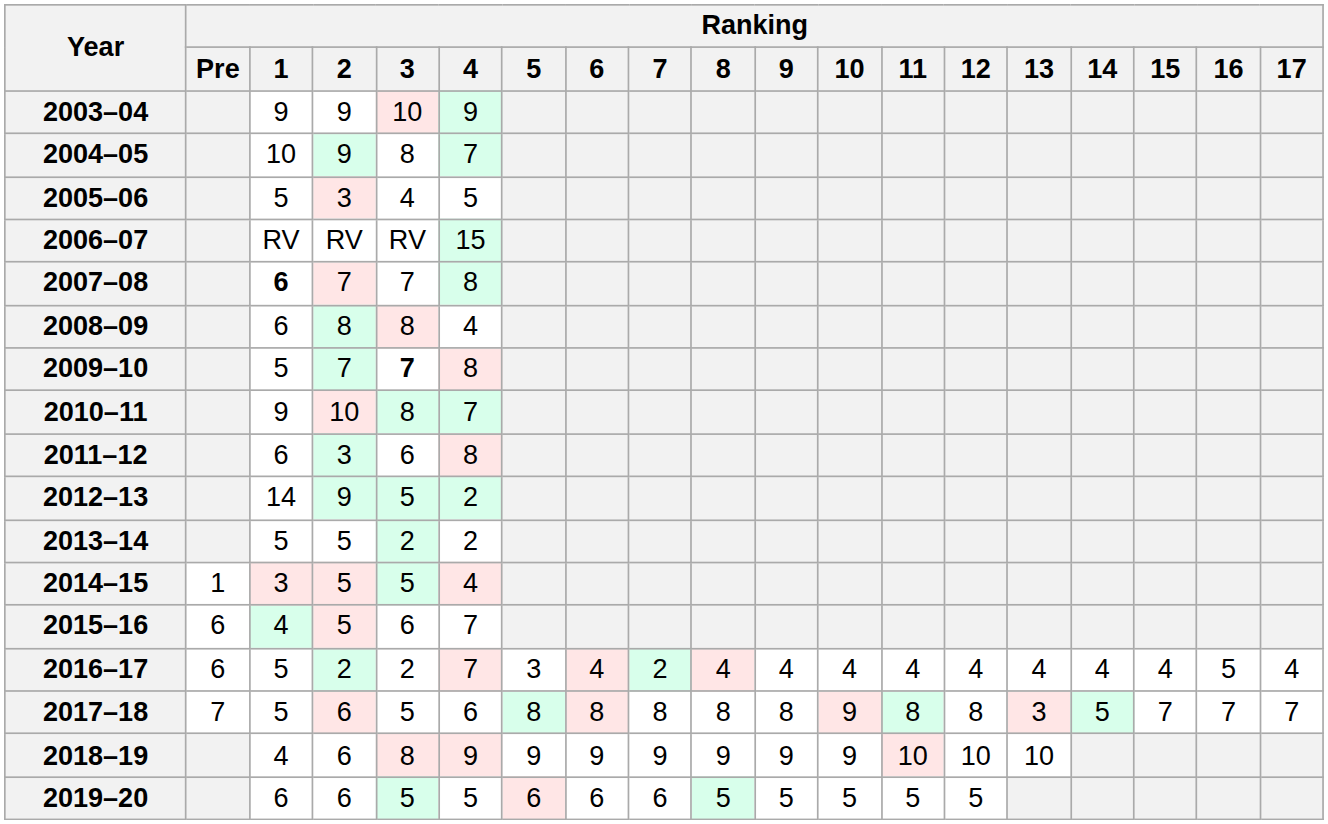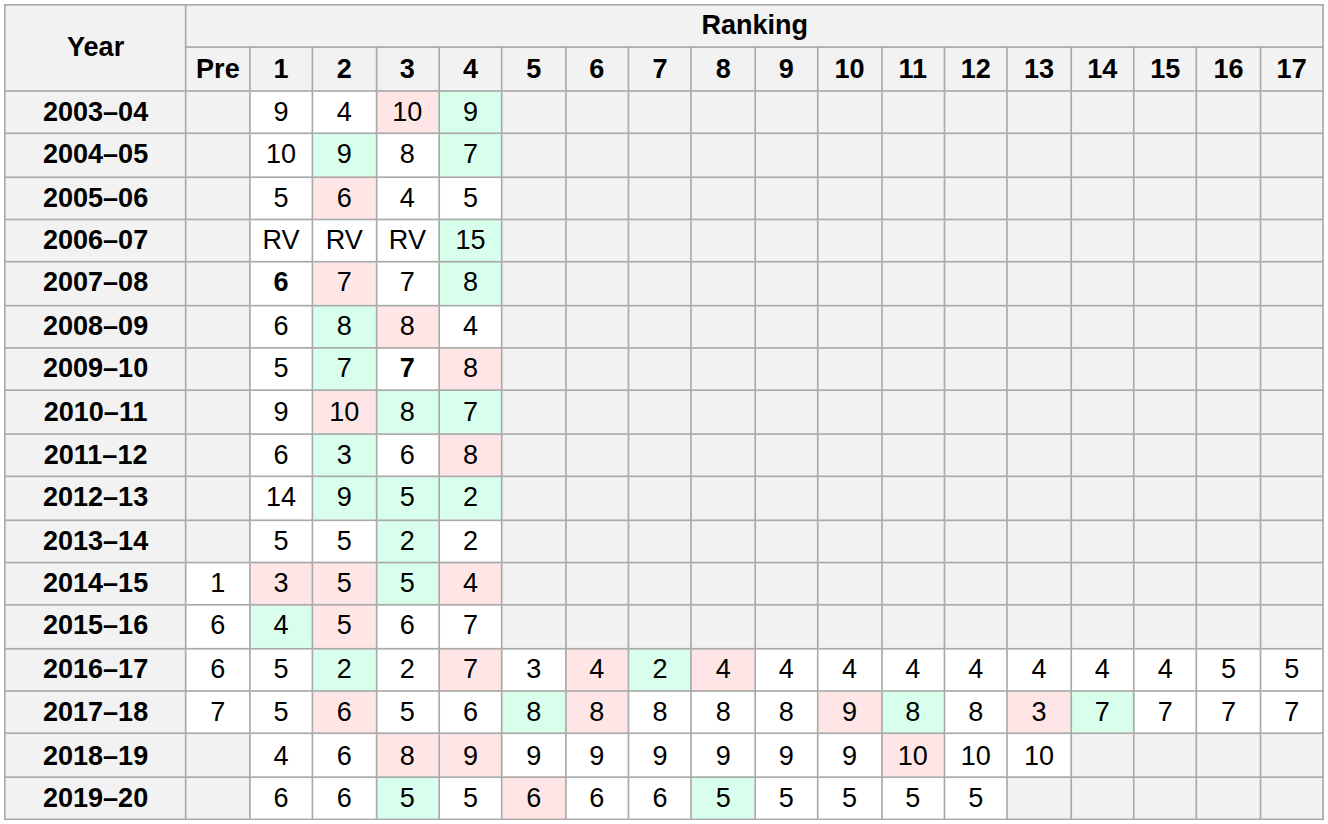(344, 111) 9 -> (344, 111) 4
(344, 197) 3 -> (344, 197) 6
(1292, 669) 4 -> (1292, 669) 5
(1102, 712) 5 -> (1102, 712) 7
